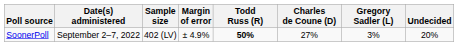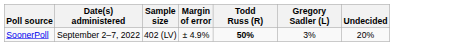- column: (309, 16)
